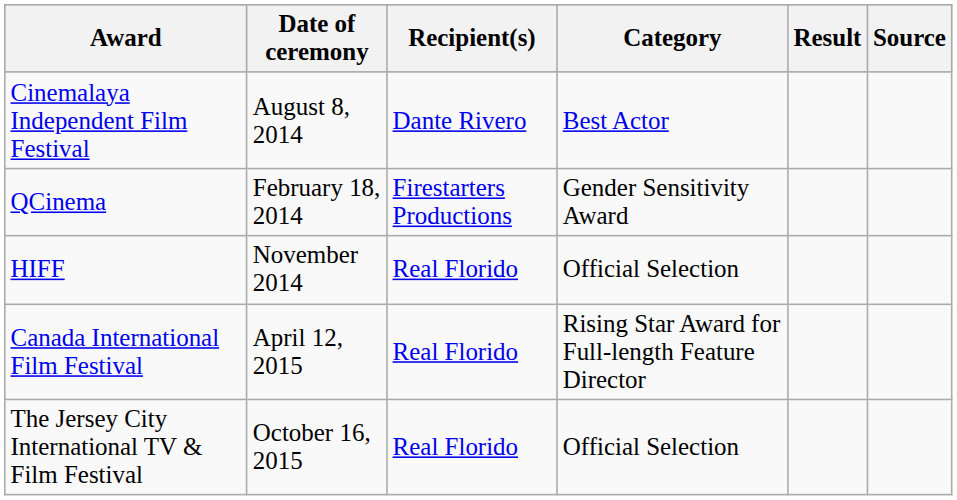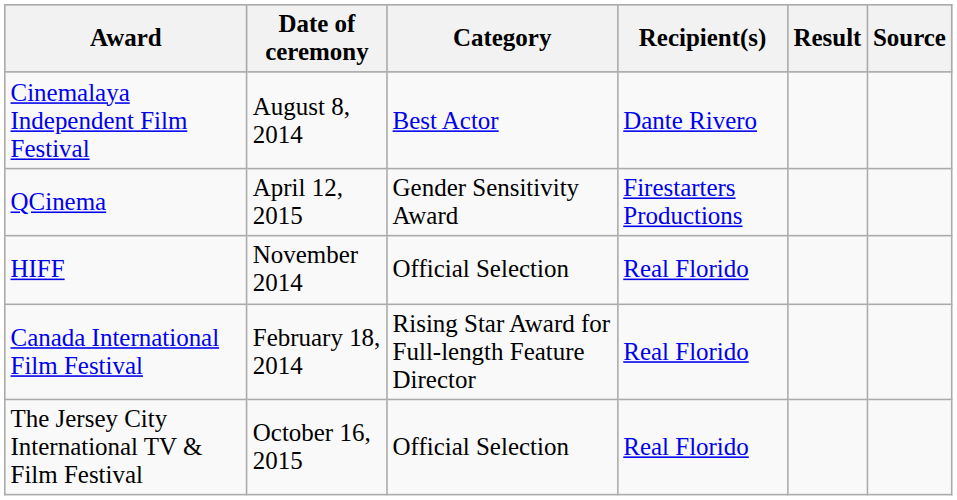columns swapped: (672, 38) <-> (472, 38)
(317, 201) February 18, 2014 -> (298, 201) April 12, 2015
(298, 351) April 12, 2015 -> (317, 351) February 18, 2014
